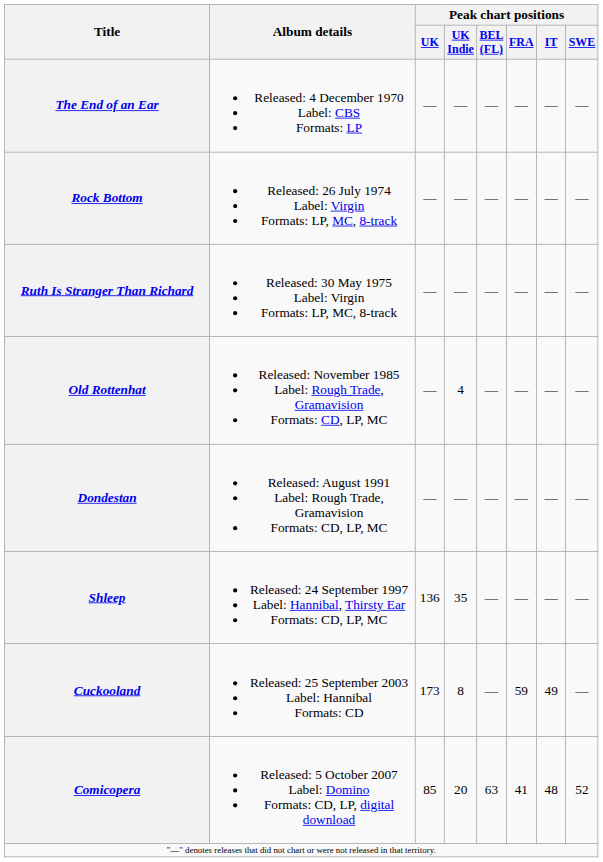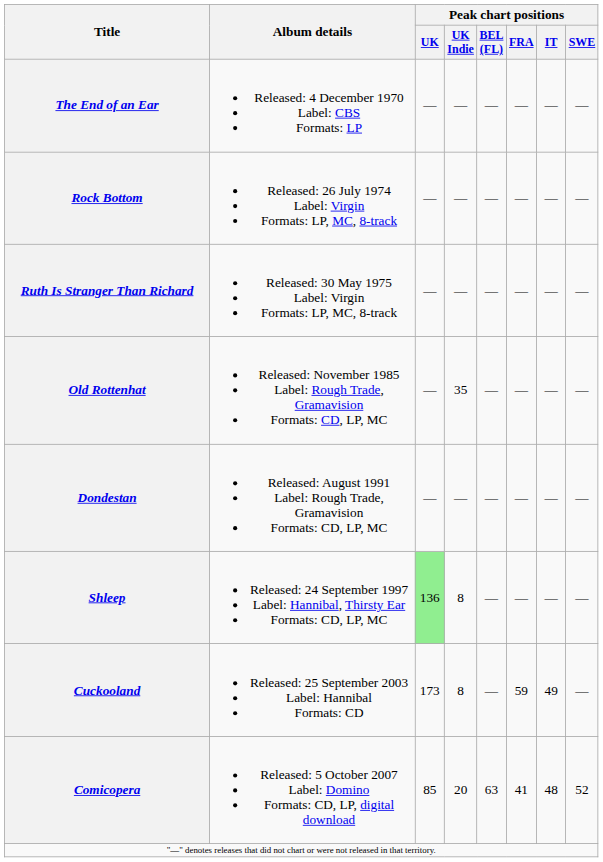(461, 390) 4 -> (461, 390) 35
(430, 597) no background -> (430, 597) lightgreen background
(461, 597) 35 -> (461, 597) 8
